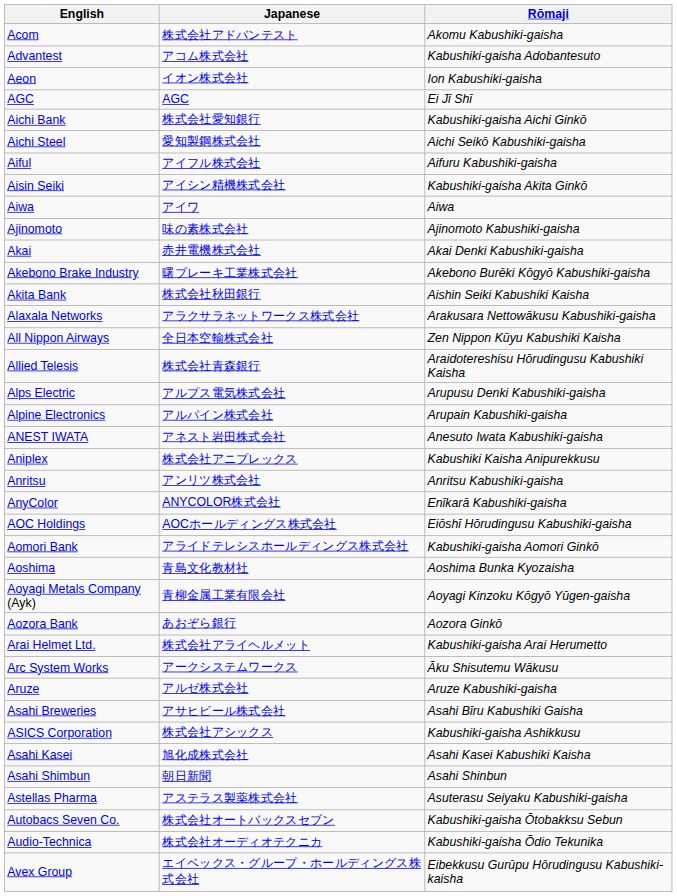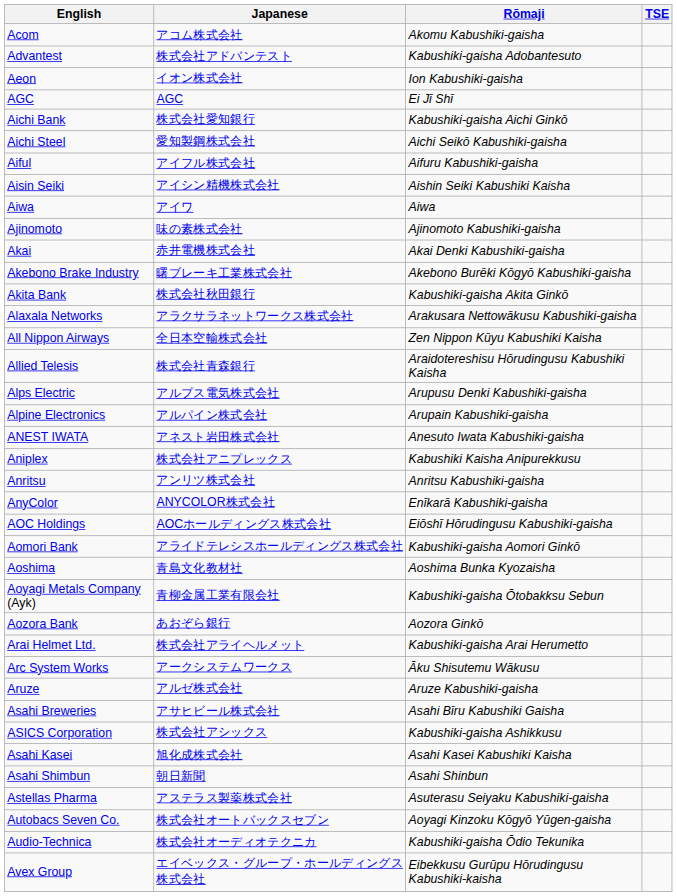+ column: (657, 14)
(230, 34) 株式会社アドバンテスト -> (200, 34) アコム株式会社
(205, 56) アコム株式会社 -> (224, 56) 株式会社アドバンテスト
(507, 185) Kabushiki-gaisha Akita Ginkō -> (489, 185) Aishin Seiki Kabushiki Kaisha
(508, 294) Aishin Seiki Kabushiki Kaisha -> (488, 294) Kabushiki-gaisha Akita Ginkō
(529, 596) Aoyagi Kinzoku Kōgyō Yūgen-gaisha -> (506, 596) Kabushiki-gaisha Ōtobakksu Sebun
(525, 820) Kabushiki-gaisha Ōtobakksu Sebun -> (510, 820) Aoyagi Kinzoku Kōgyō Yūgen-gaisha
